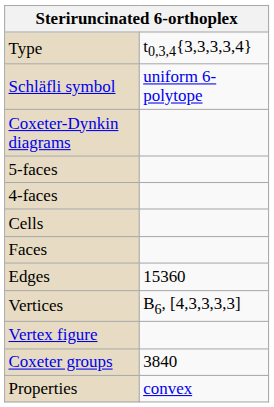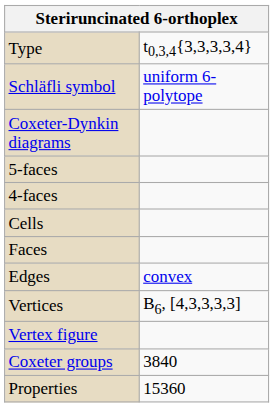(164, 276) 15360 -> (168, 276) convex
(168, 388) convex -> (164, 388) 15360
